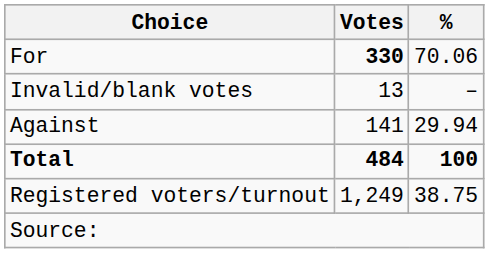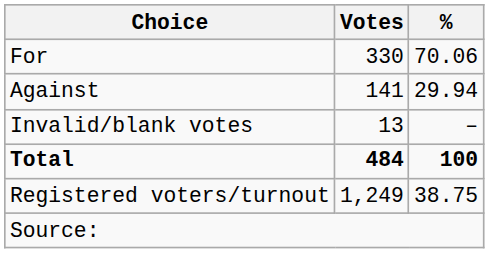(385, 57) bold -> (385, 57) normal
rows swapped: (55, 126) <-> (131, 92)
